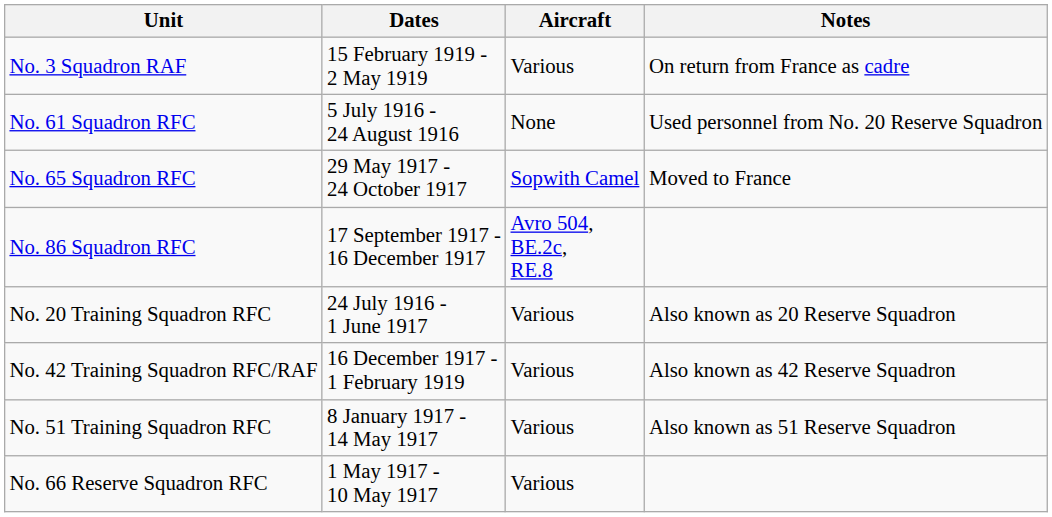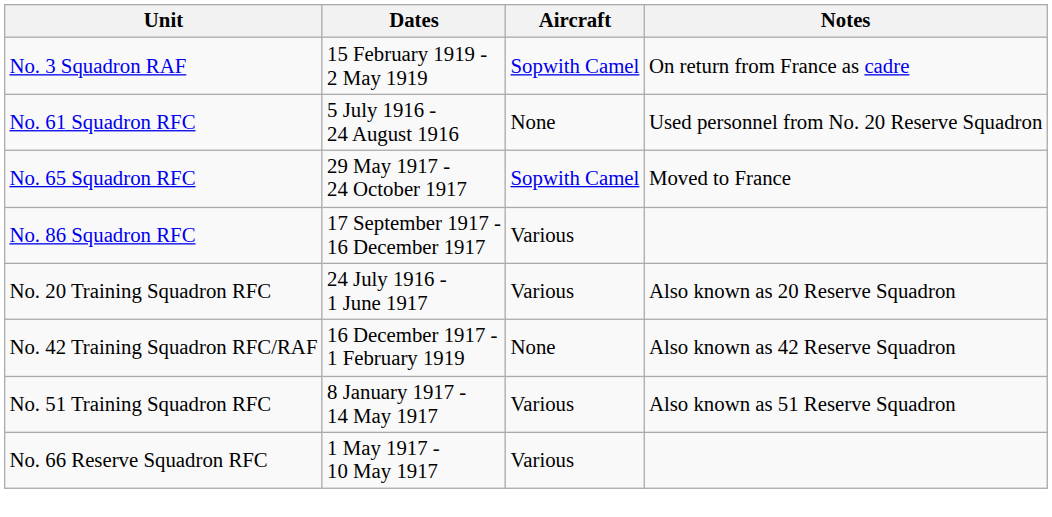(542, 65) Various -> (575, 65) Sopwith Camel
(552, 246) Avro 504, BE.2c, RE.8 -> (542, 234) Various
(542, 371) Various -> (533, 347) None
